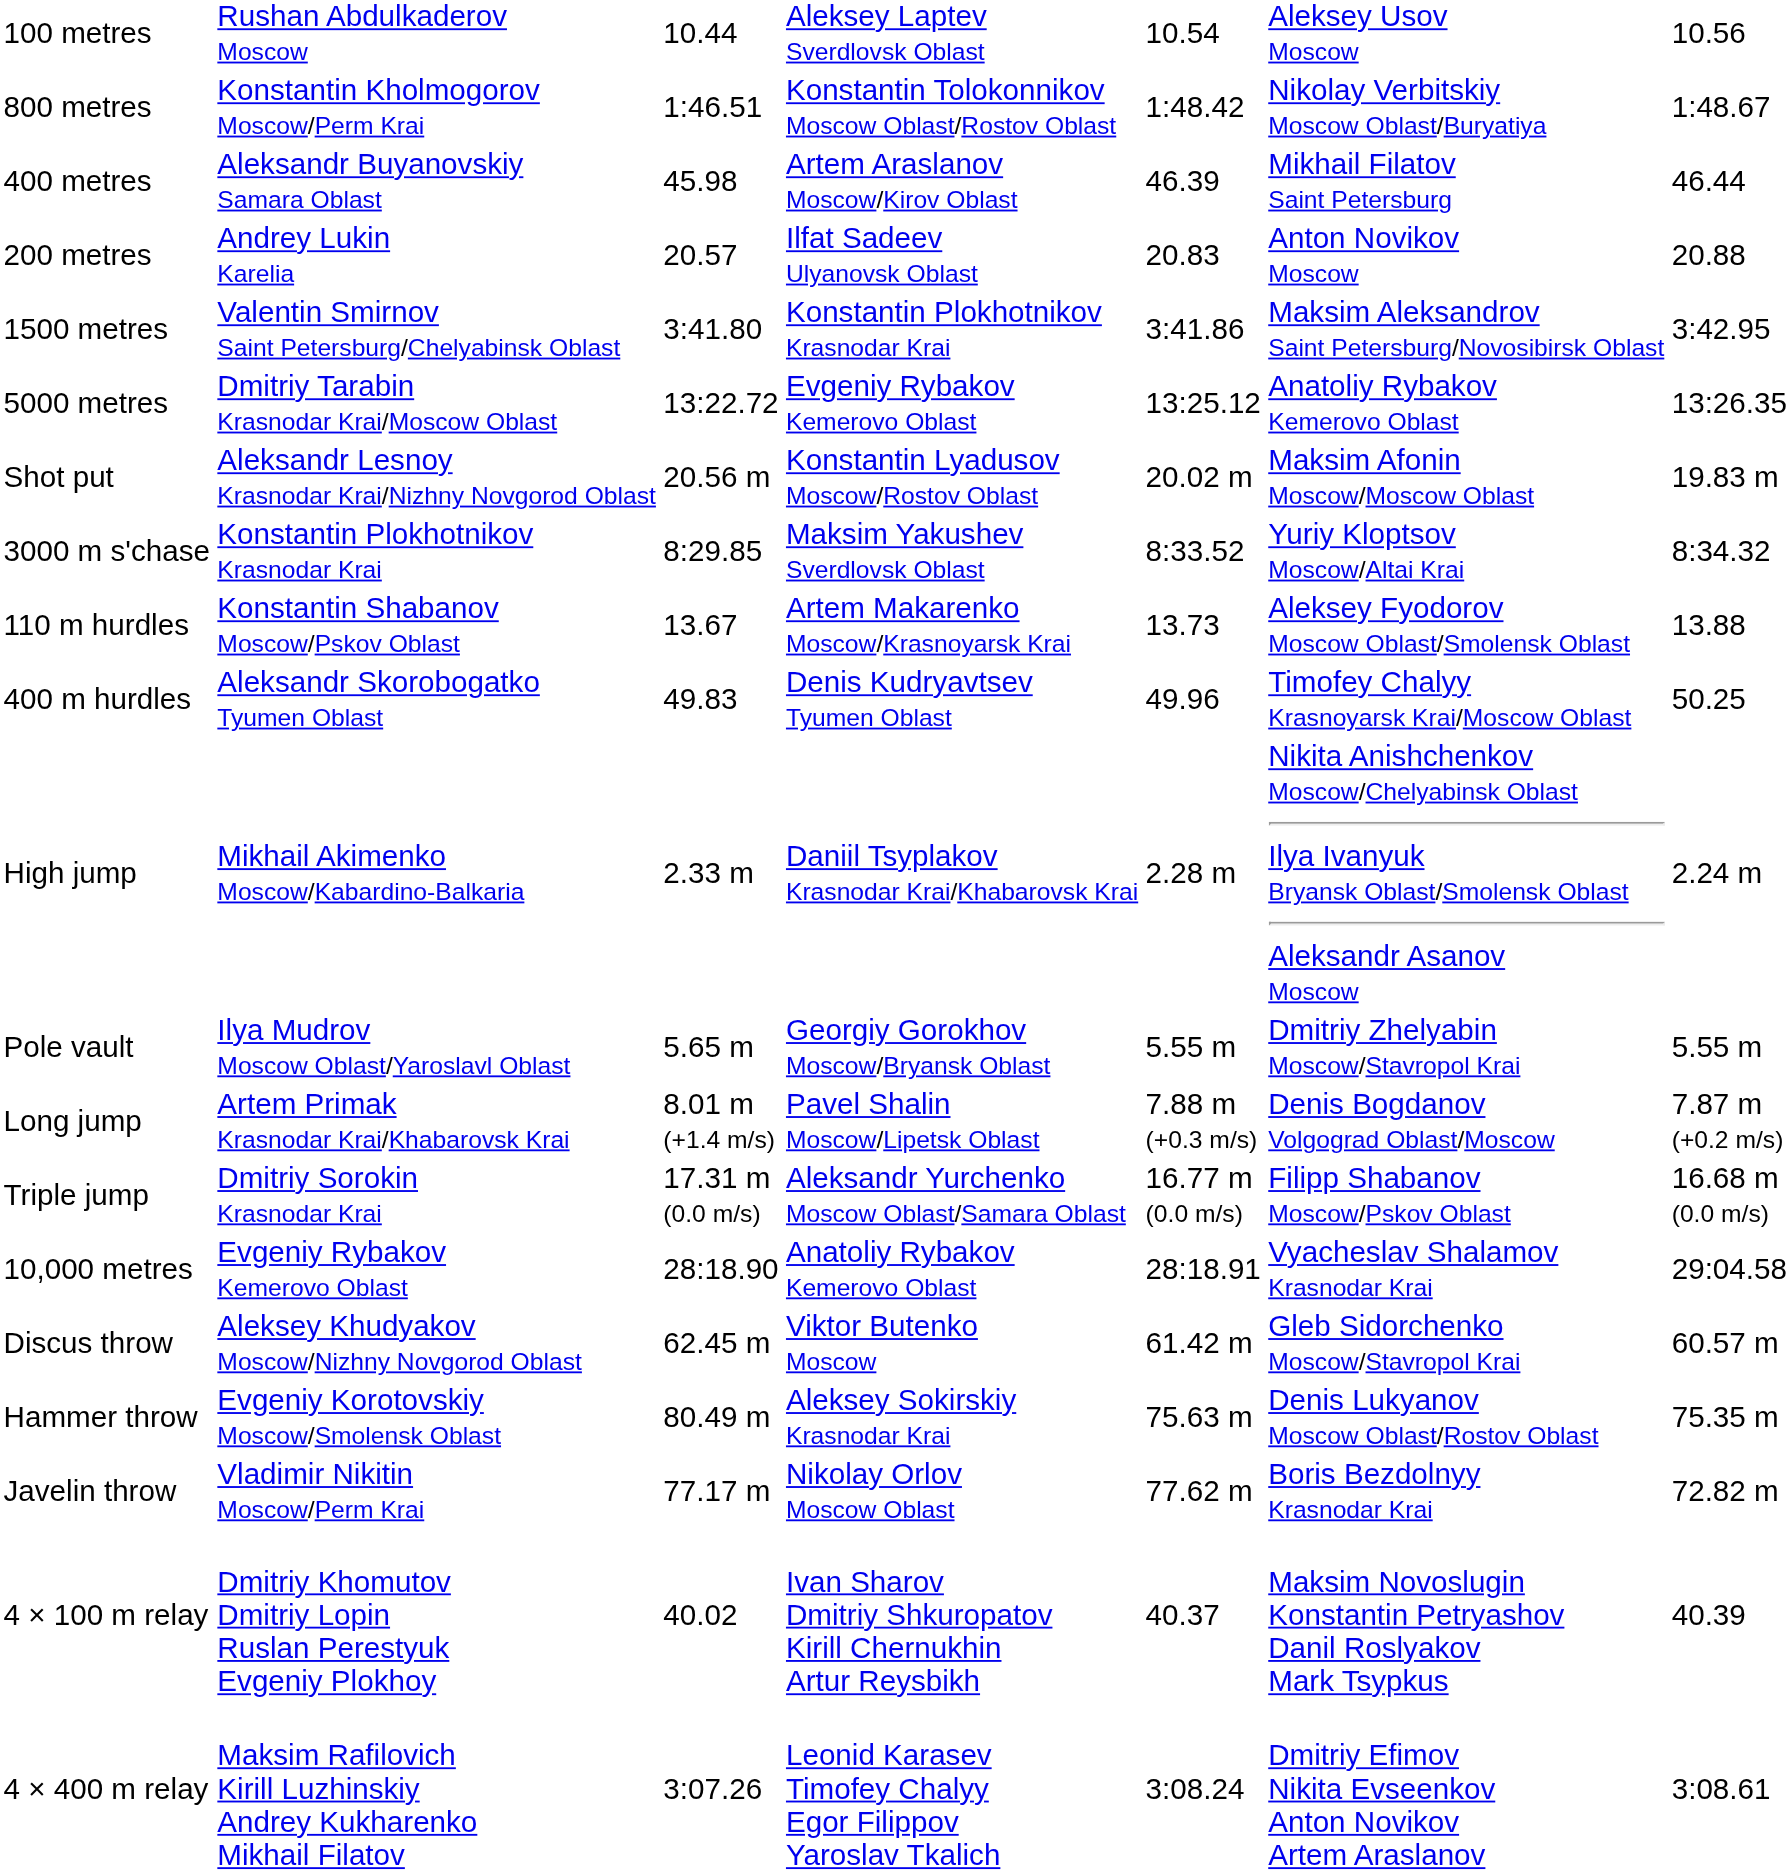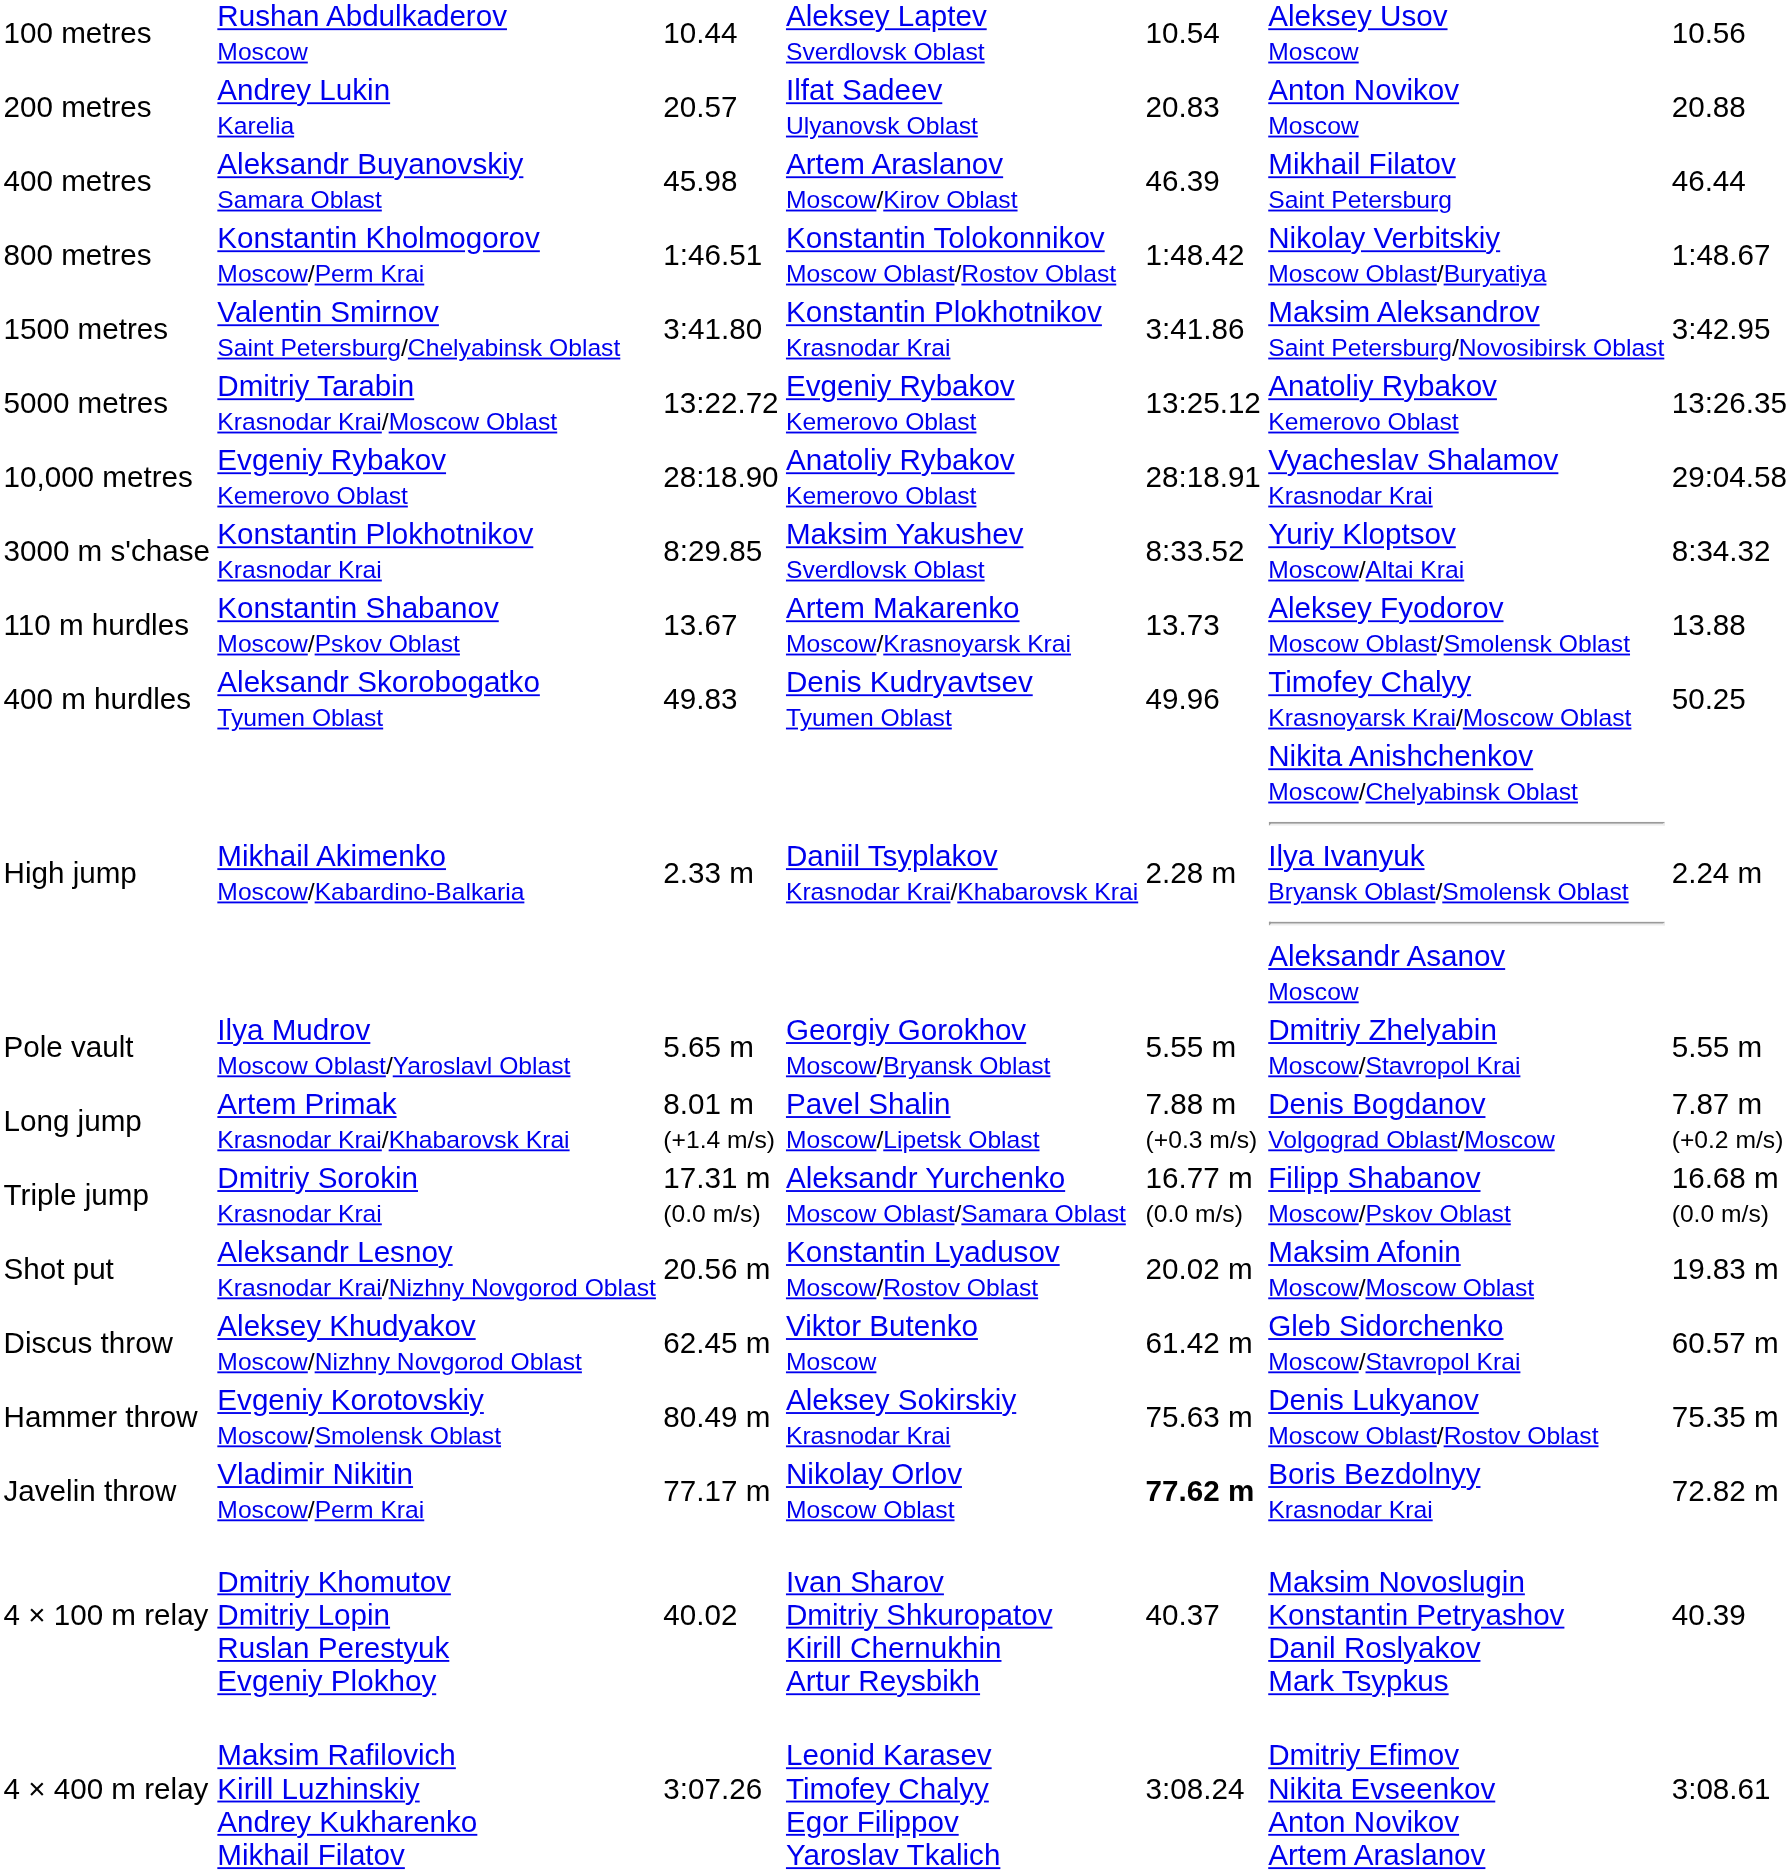rows swapped: (78, 255) <-> (78, 107)
rows swapped: (98, 1269) <-> (59, 477)
(1199, 1491) normal -> (1200, 1491) bold
